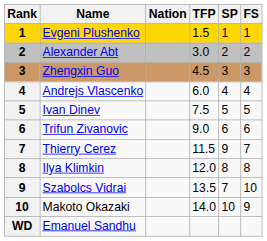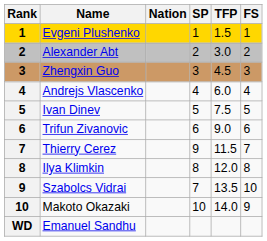columns swapped: (204, 14) <-> (230, 14)
